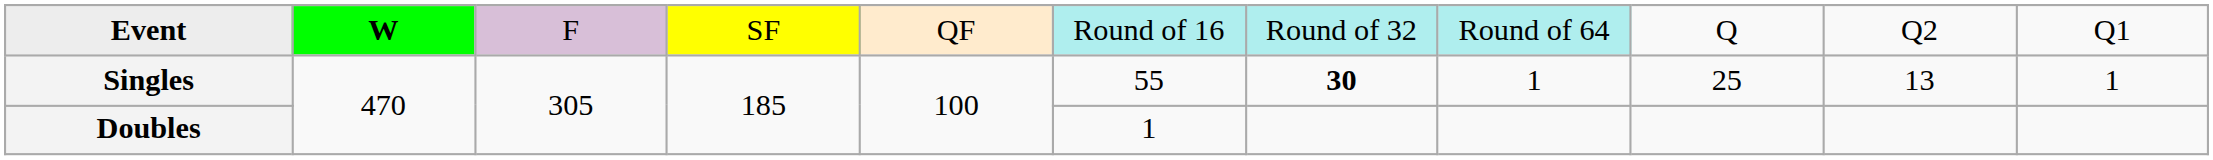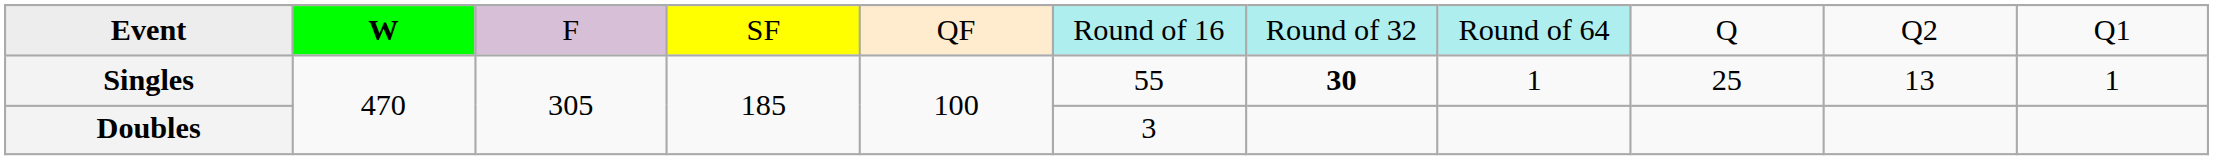(1149, 129) 1 -> (1149, 129) 3
